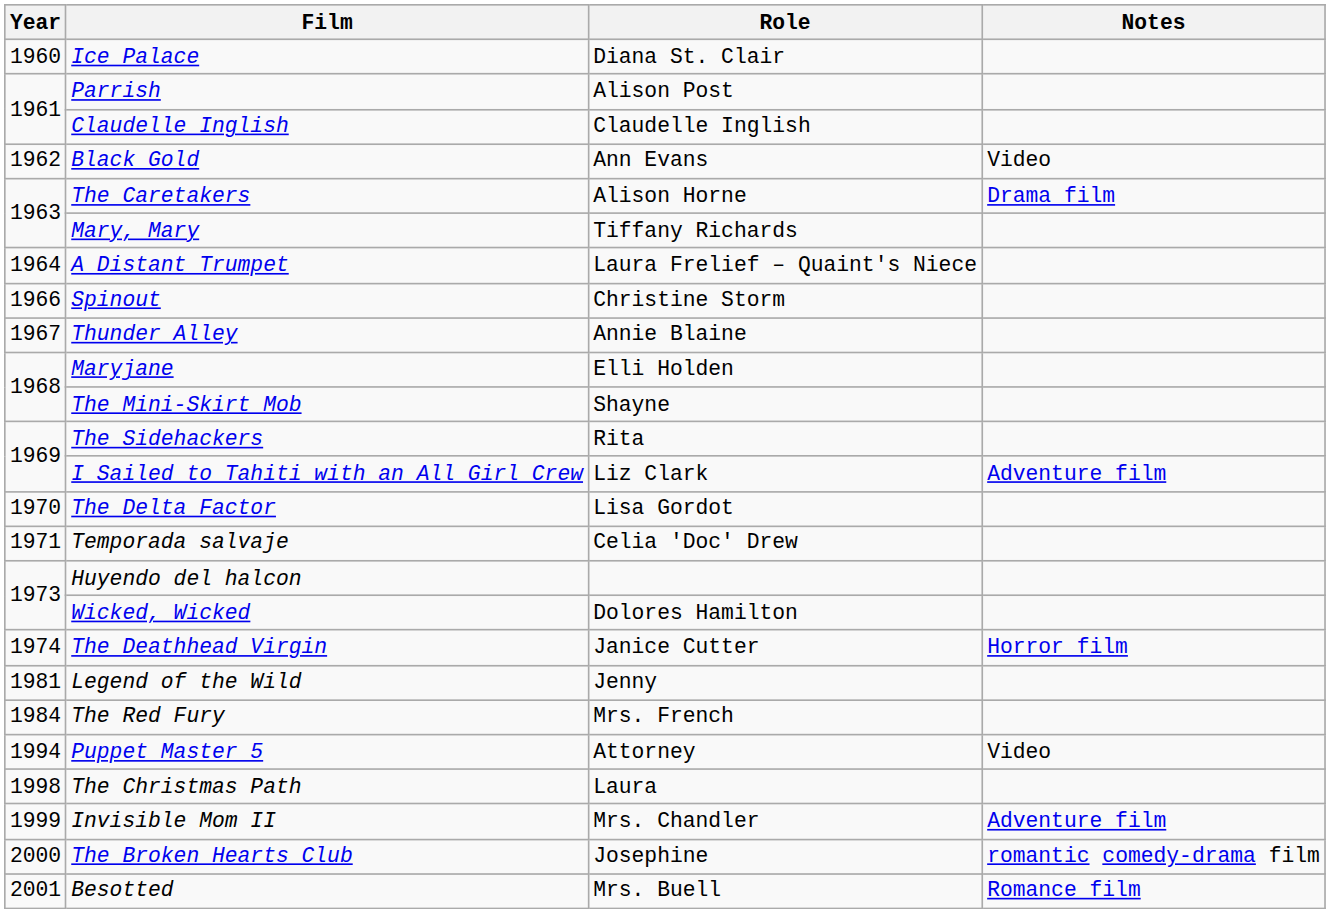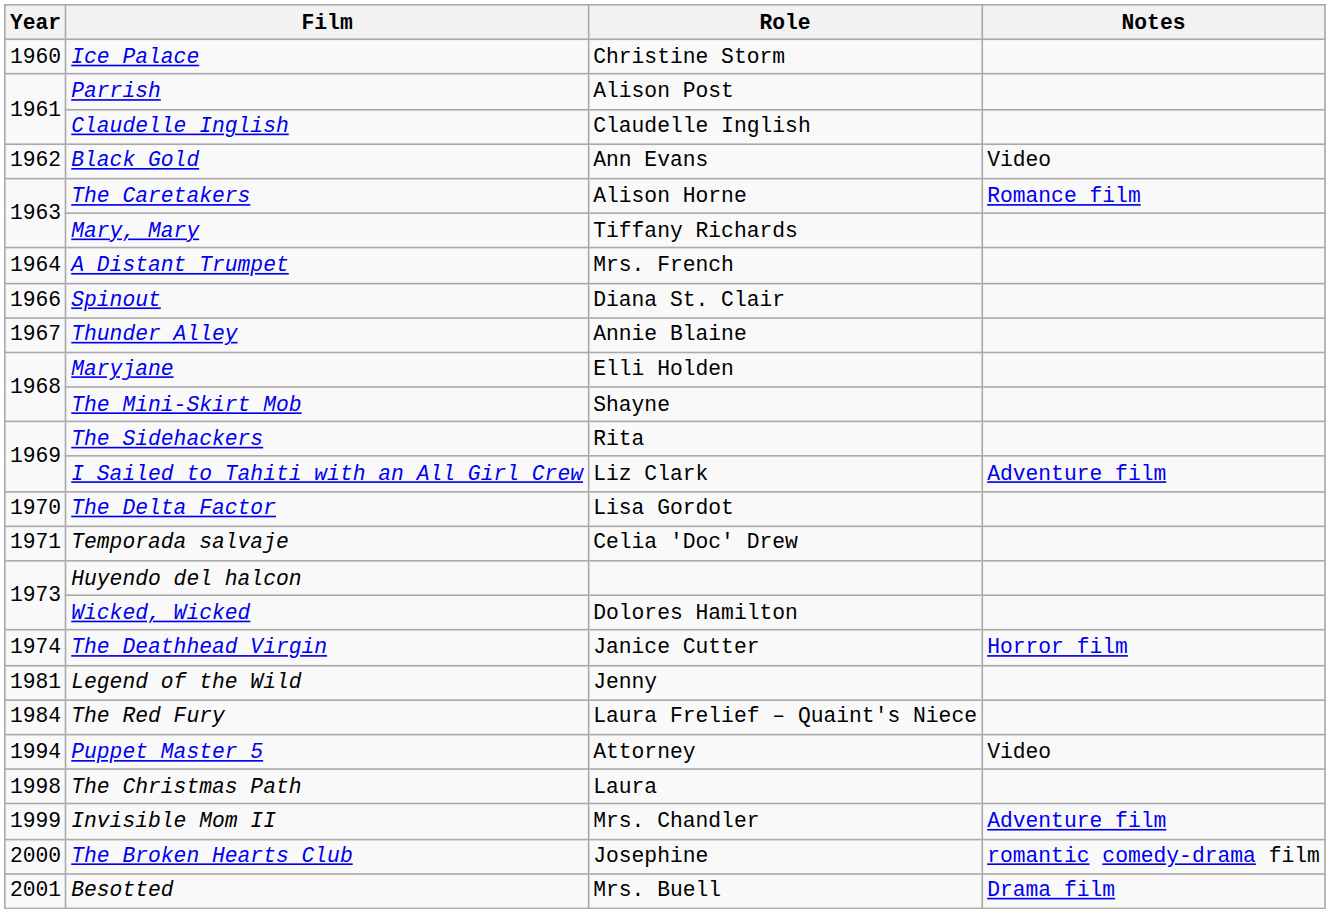(689, 57) Diana St. Clair -> (689, 57) Christine Storm
(1051, 196) Drama film -> (1064, 196) Romance film
(785, 265) Laura Frelief – Quaint's Niece -> (664, 265) Mrs. French
(689, 300) Christine Storm -> (689, 300) Diana St. Clair
(664, 717) Mrs. French -> (785, 717) Laura Frelief – Quaint's Niece
(1064, 891) Romance film -> (1051, 891) Drama film
